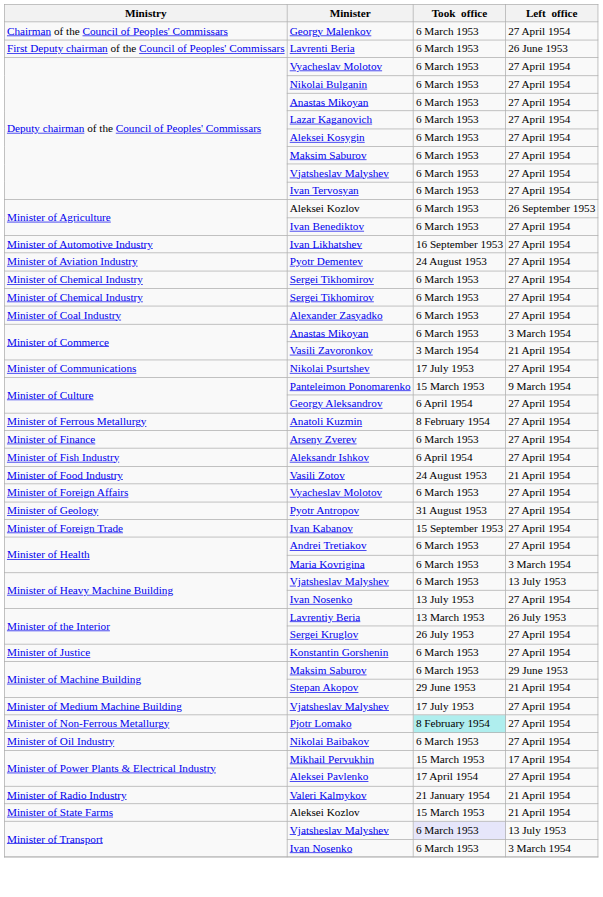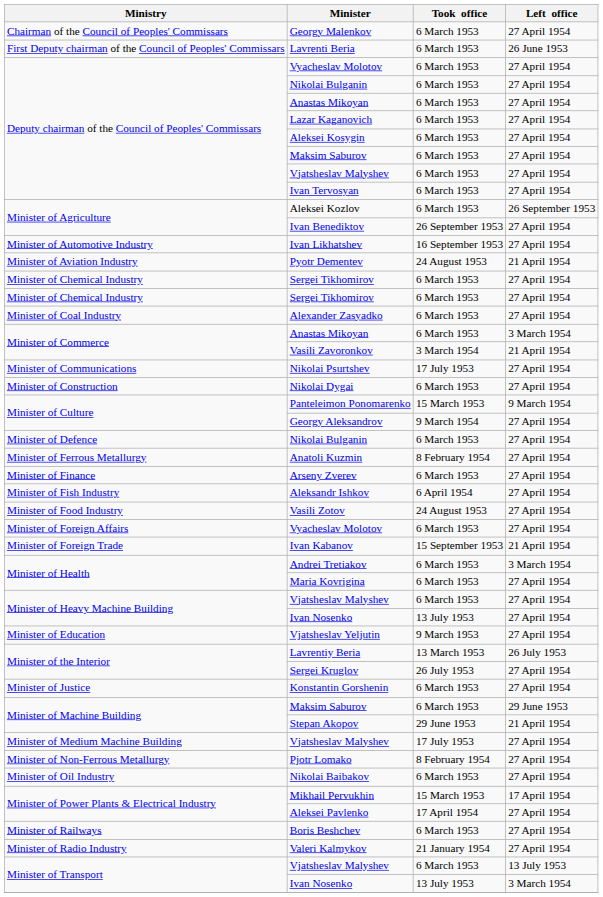(447, 226) 6 March 1953 -> (459, 226) 26 September 1953
(539, 262) 27 April 1954 -> (539, 262) 21 April 1954
+ row: (62, 386)
(444, 404) 6 April 1954 -> (447, 421) 9 March 1954
+ row: (52, 439)
(539, 475) 21 April 1954 -> (539, 510) 27 April 1954
- row: (53, 510)
(539, 528) 27 April 1954 -> (539, 546) 21 April 1954
(539, 546) 27 April 1954 -> (540, 564) 3 March 1954
(540, 564) 3 March 1954 -> (539, 581) 27 April 1954
(537, 581) 13 July 1953 -> (539, 599) 27 April 1954
+ row: (56, 635)
(453, 723) paleturquoise background -> (453, 759) no background
+ row: (54, 830)
(539, 794) 21 April 1954 -> (539, 848) 27 April 1954
- row: (60, 812)
(447, 830) lavender background -> (447, 865) no background
(447, 848) 6 March 1953 -> (445, 883) 13 July 1953
